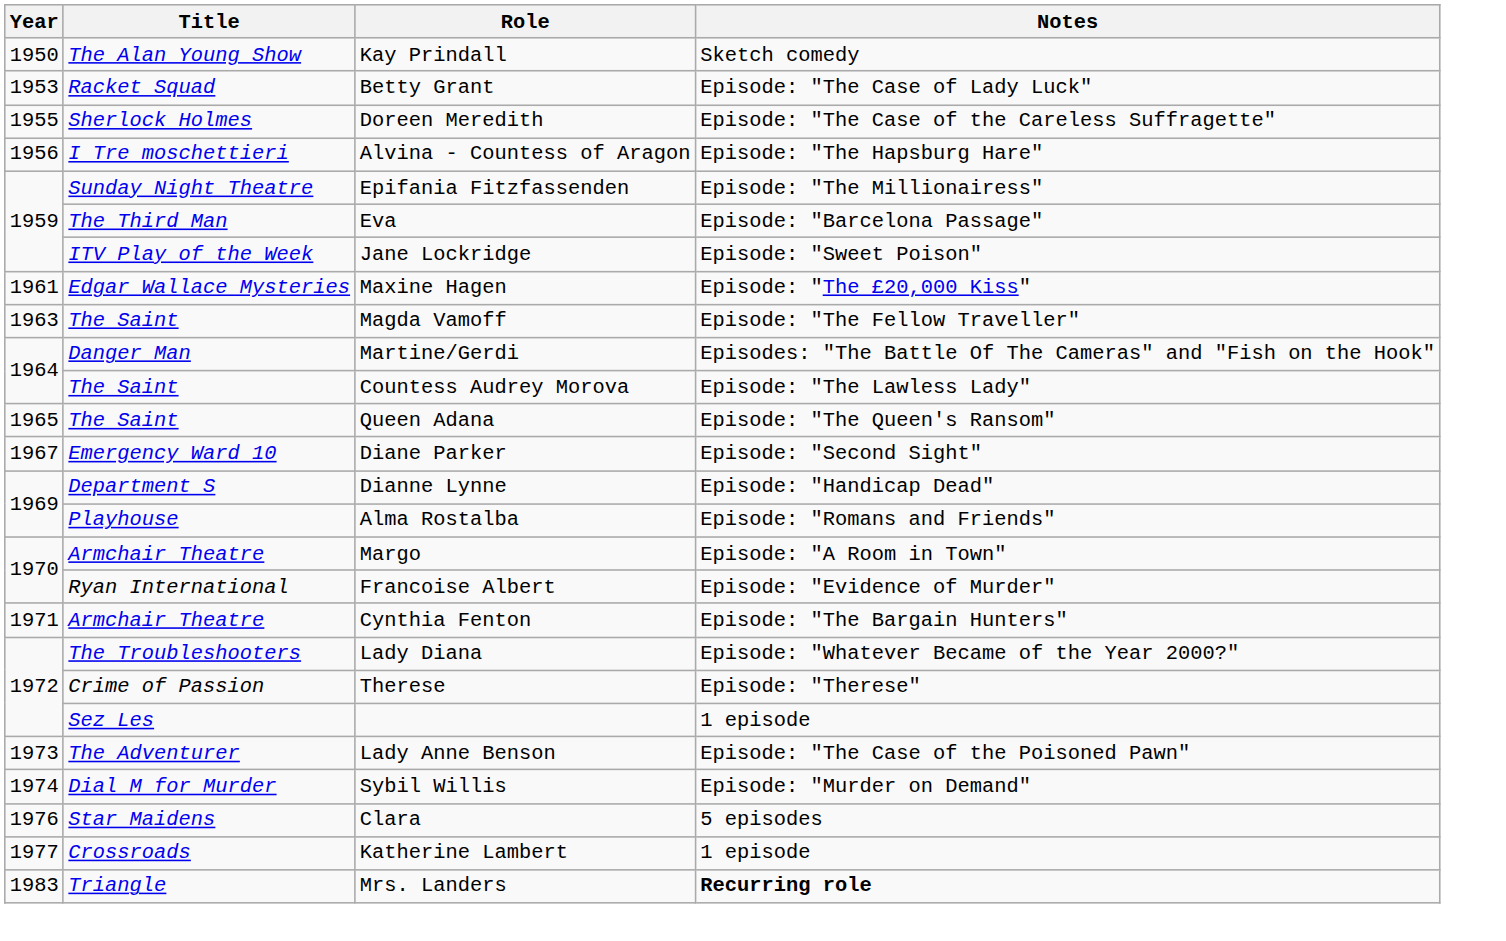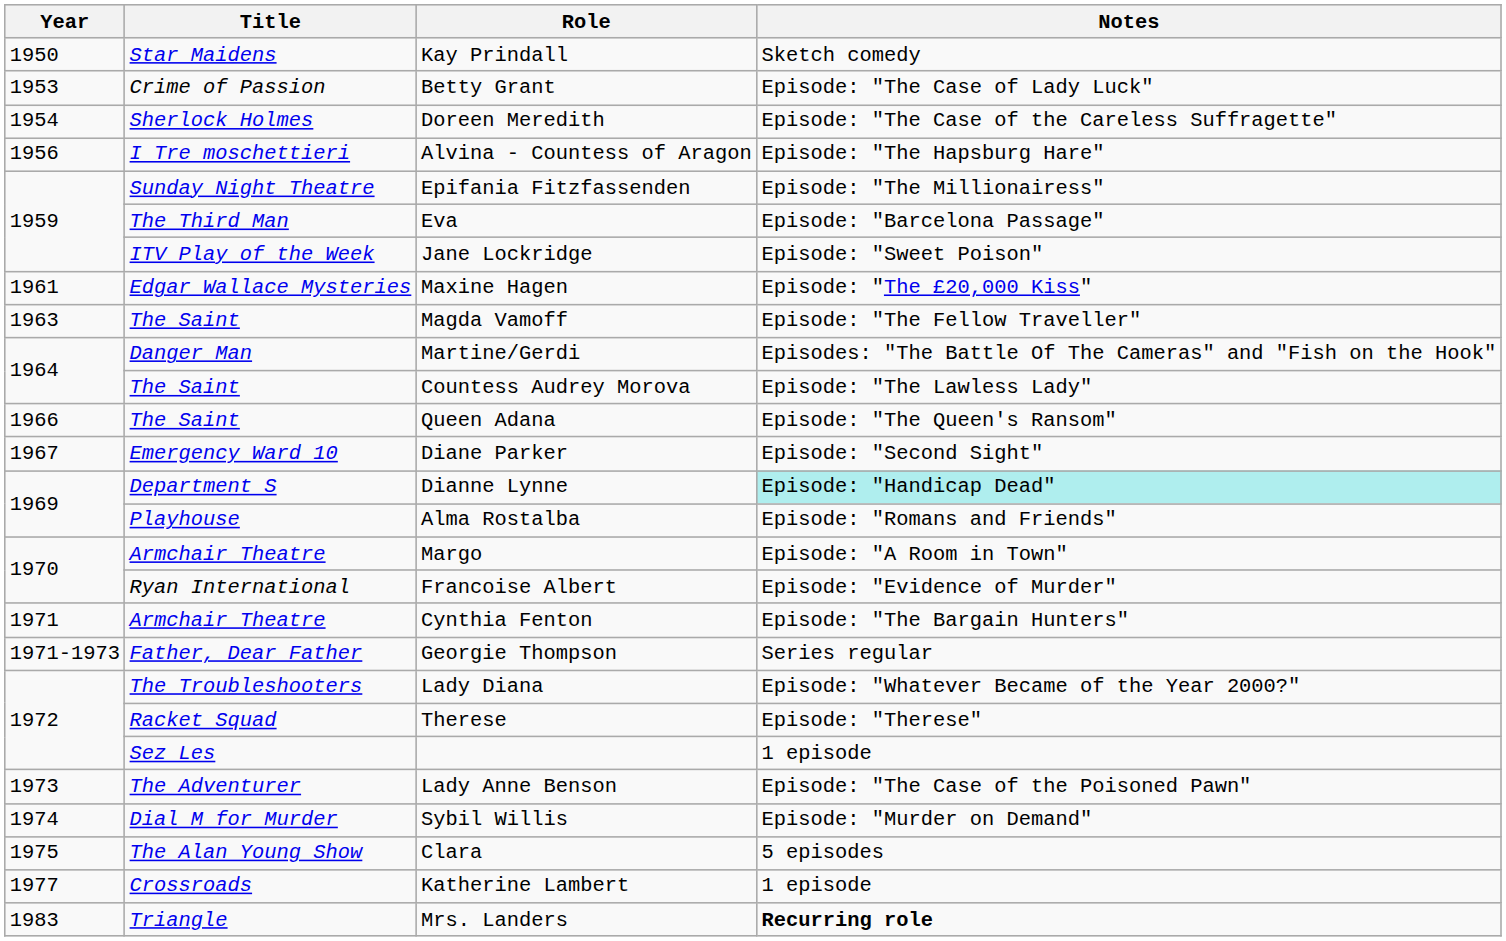(185, 55) The Alan Young Show -> (203, 55) Star Maidens
(142, 88) Racket Squad -> (228, 88) Crime of Passion
(34, 121) 1955 -> (34, 121) 1954
(34, 421) 1965 -> (34, 421) 1966
(847, 487) no background -> (908, 487) paleturquoise background
+ row: (519, 653)
(166, 687) Crime of Passion -> (203, 720) Racket Squad
(34, 820) 1976 -> (34, 853) 1975
(142, 820) Star Maidens -> (246, 853) The Alan Young Show
